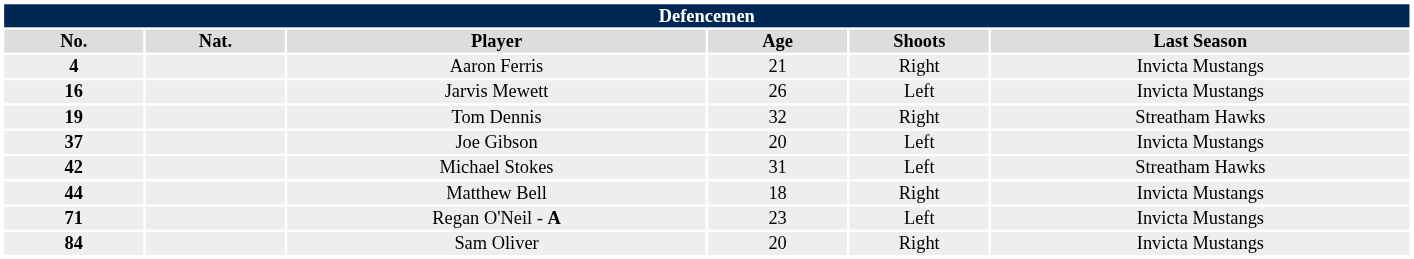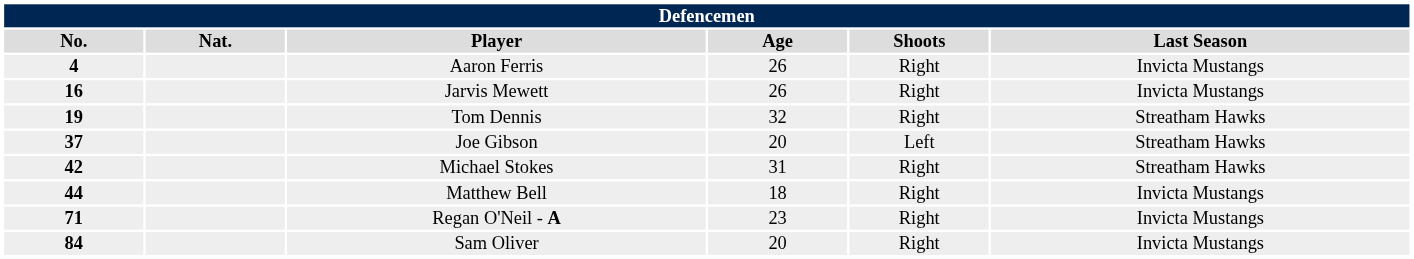(778, 66) 21 -> (778, 66) 26
(919, 91) Left -> (919, 91) Right
(1200, 142) Invicta Mustangs -> (1200, 142) Streatham Hawks
(919, 167) Left -> (919, 167) Right
(919, 218) Left -> (919, 218) Right
